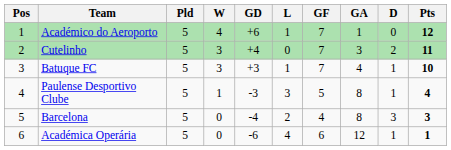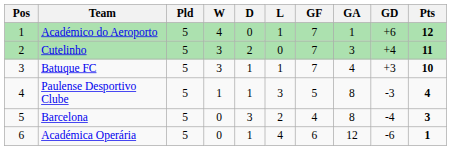columns swapped: (393, 13) <-> (253, 13)
